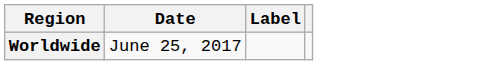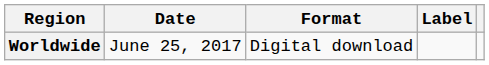+ column: (332, 19)
